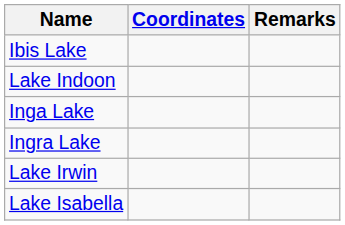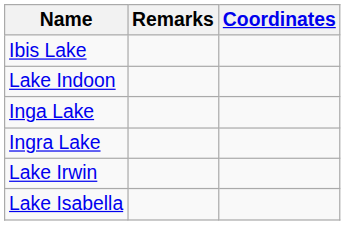columns swapped: (189, 19) <-> (295, 19)
